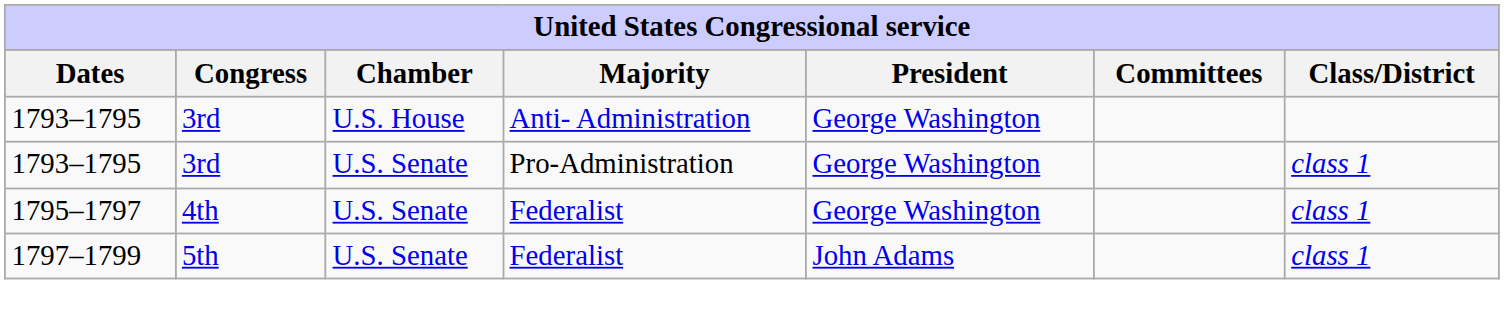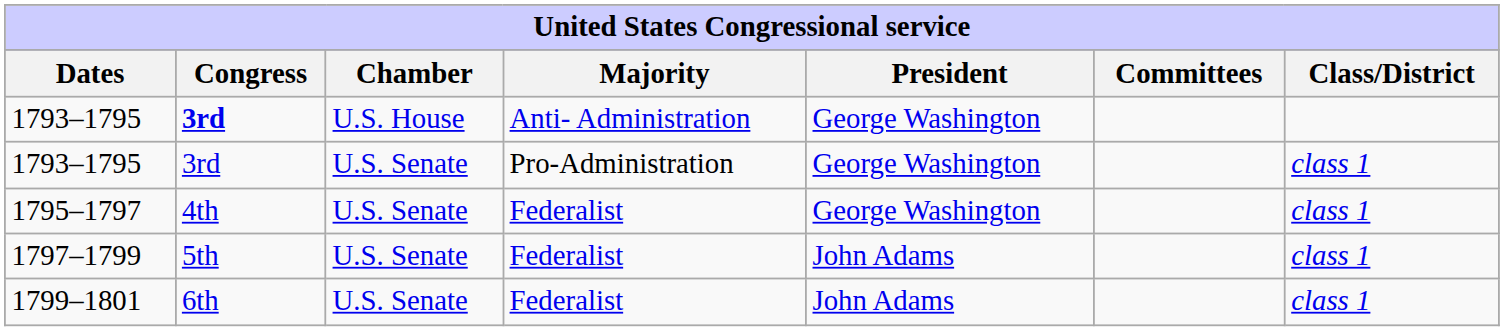(201, 118) normal -> (203, 118) bold
+ row: (76, 301)
